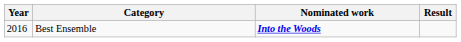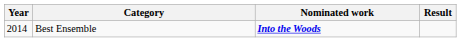(17, 28) 2016 -> (17, 28) 2014
